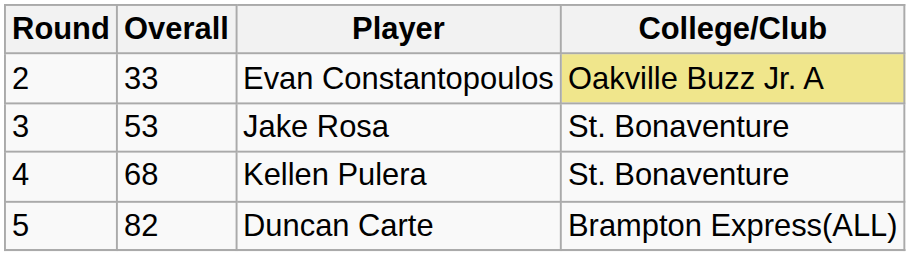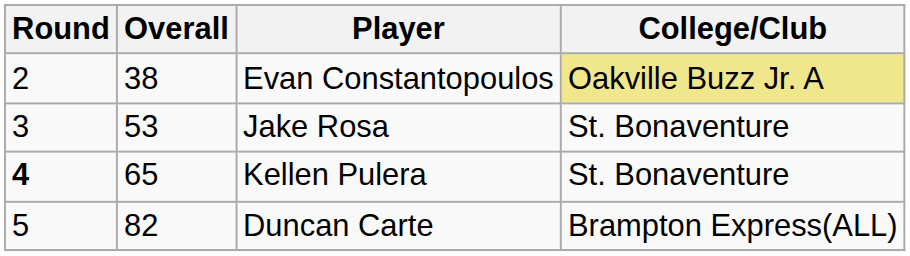(141, 77) 33 -> (141, 77) 38
(21, 175) normal -> (21, 175) bold
(141, 175) 68 -> (141, 175) 65
